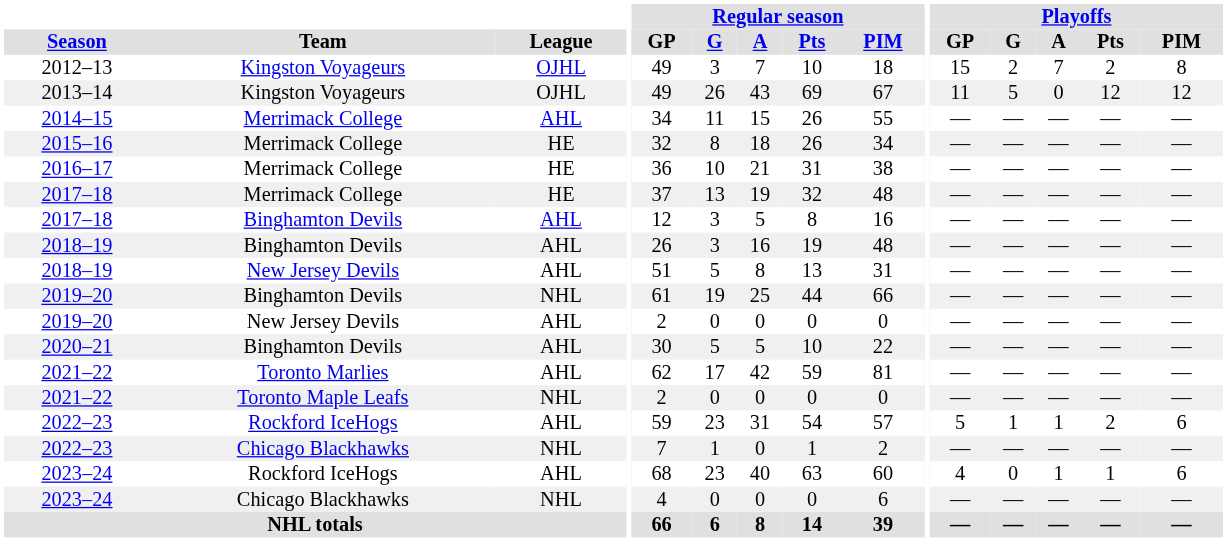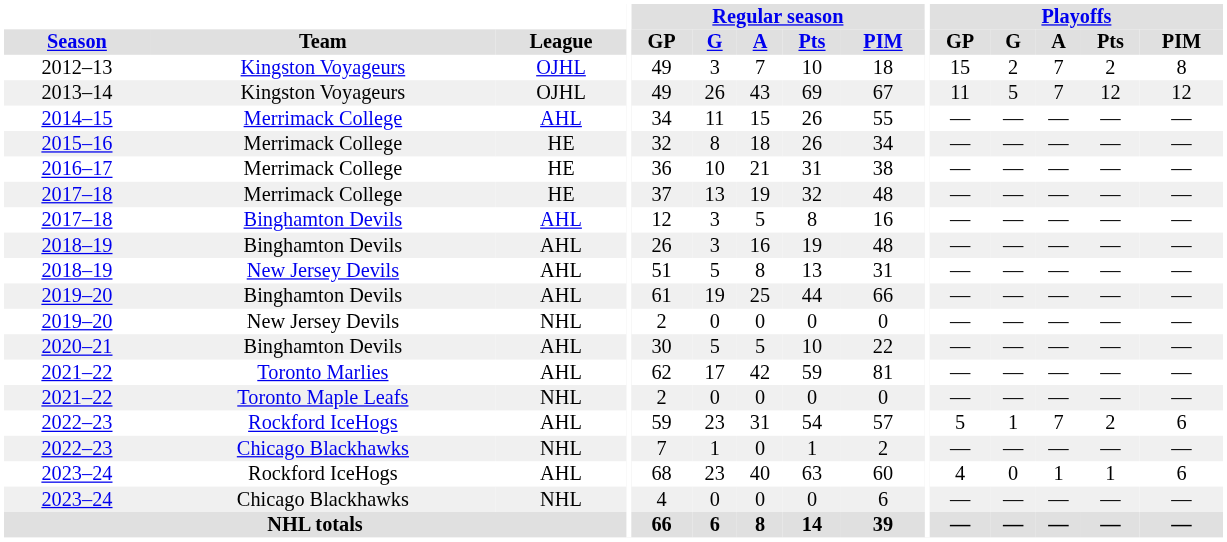(1058, 92) 0 -> (1058, 92) 7
(561, 295) NHL -> (561, 295) AHL
(561, 321) AHL -> (561, 321) NHL
(1058, 422) 1 -> (1058, 422) 7
